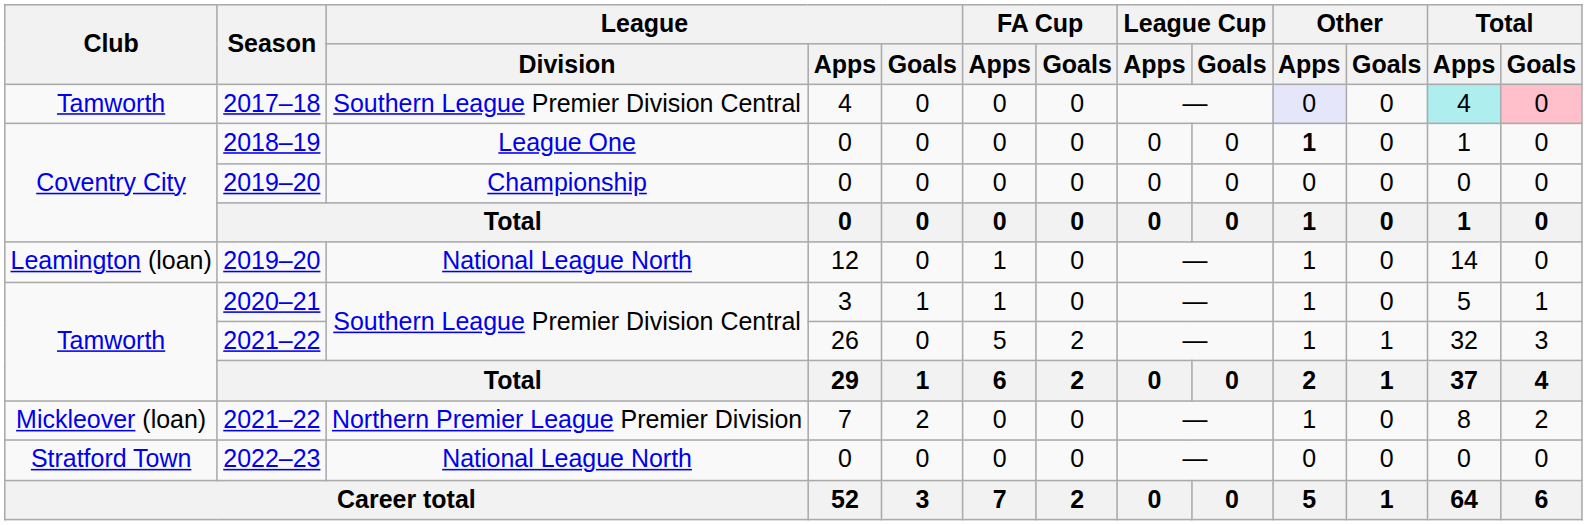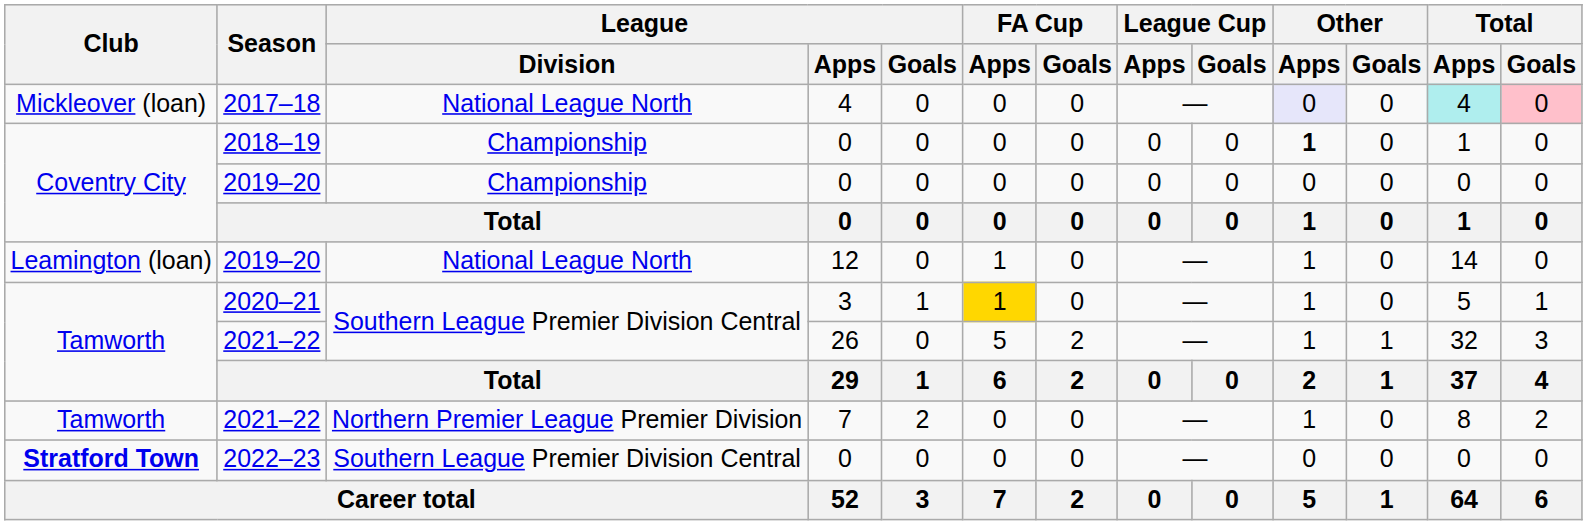(111, 103) Tamworth -> (111, 103) Mickleover (loan)
(567, 103) Southern League Premier Division Central -> (567, 103) National League North
(567, 143) League One -> (567, 143) Championship
(1000, 301) no background -> (1000, 301) gold background
(111, 420) Mickleover (loan) -> (111, 420) Tamworth
(111, 459) normal -> (111, 459) bold
(567, 459) National League North -> (567, 459) Southern League Premier Division Central
